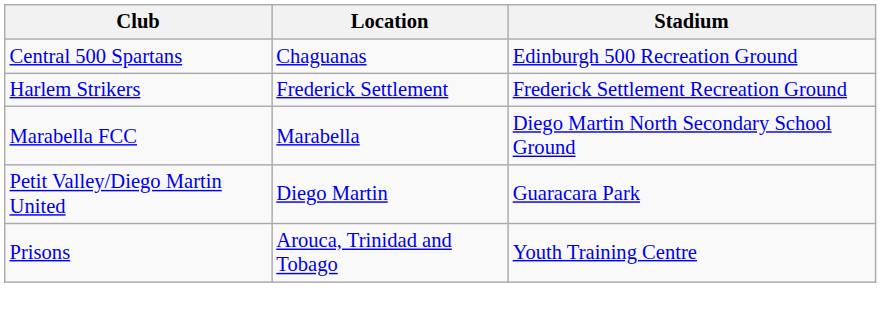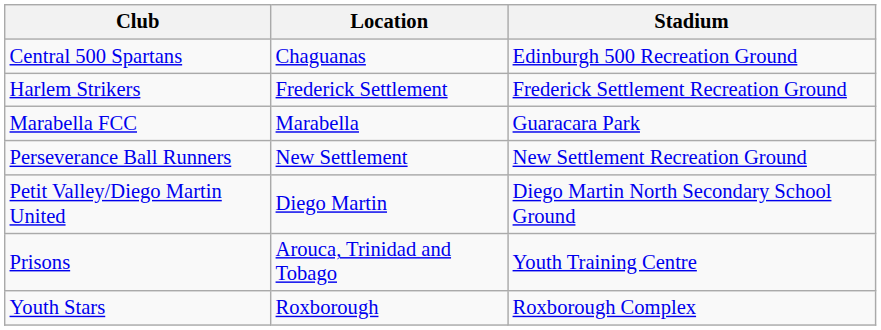(672, 135) Diego Martin North Secondary School Ground -> (576, 123) Guaracara Park
+ row: (120, 157)
(576, 194) Guaracara Park -> (672, 203) Diego Martin North Secondary School Ground
+ row: (57, 308)
